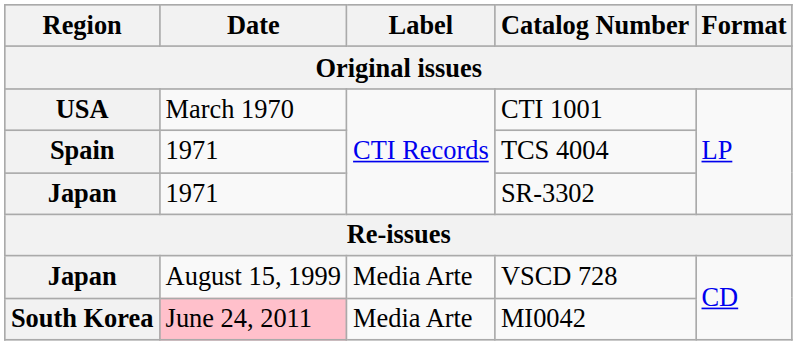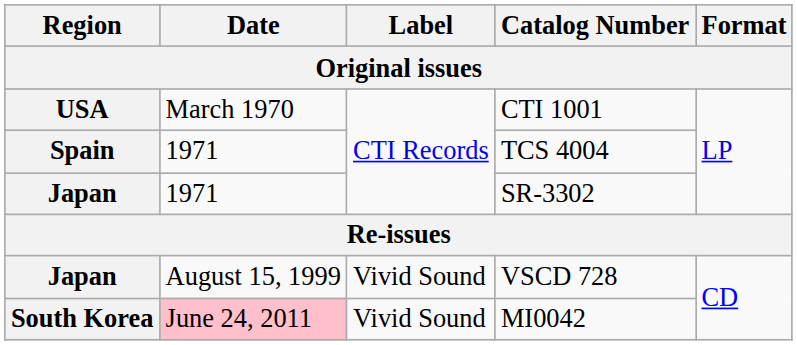(413, 276) Media Arte -> (419, 276) Vivid Sound
(413, 318) Media Arte -> (419, 318) Vivid Sound
